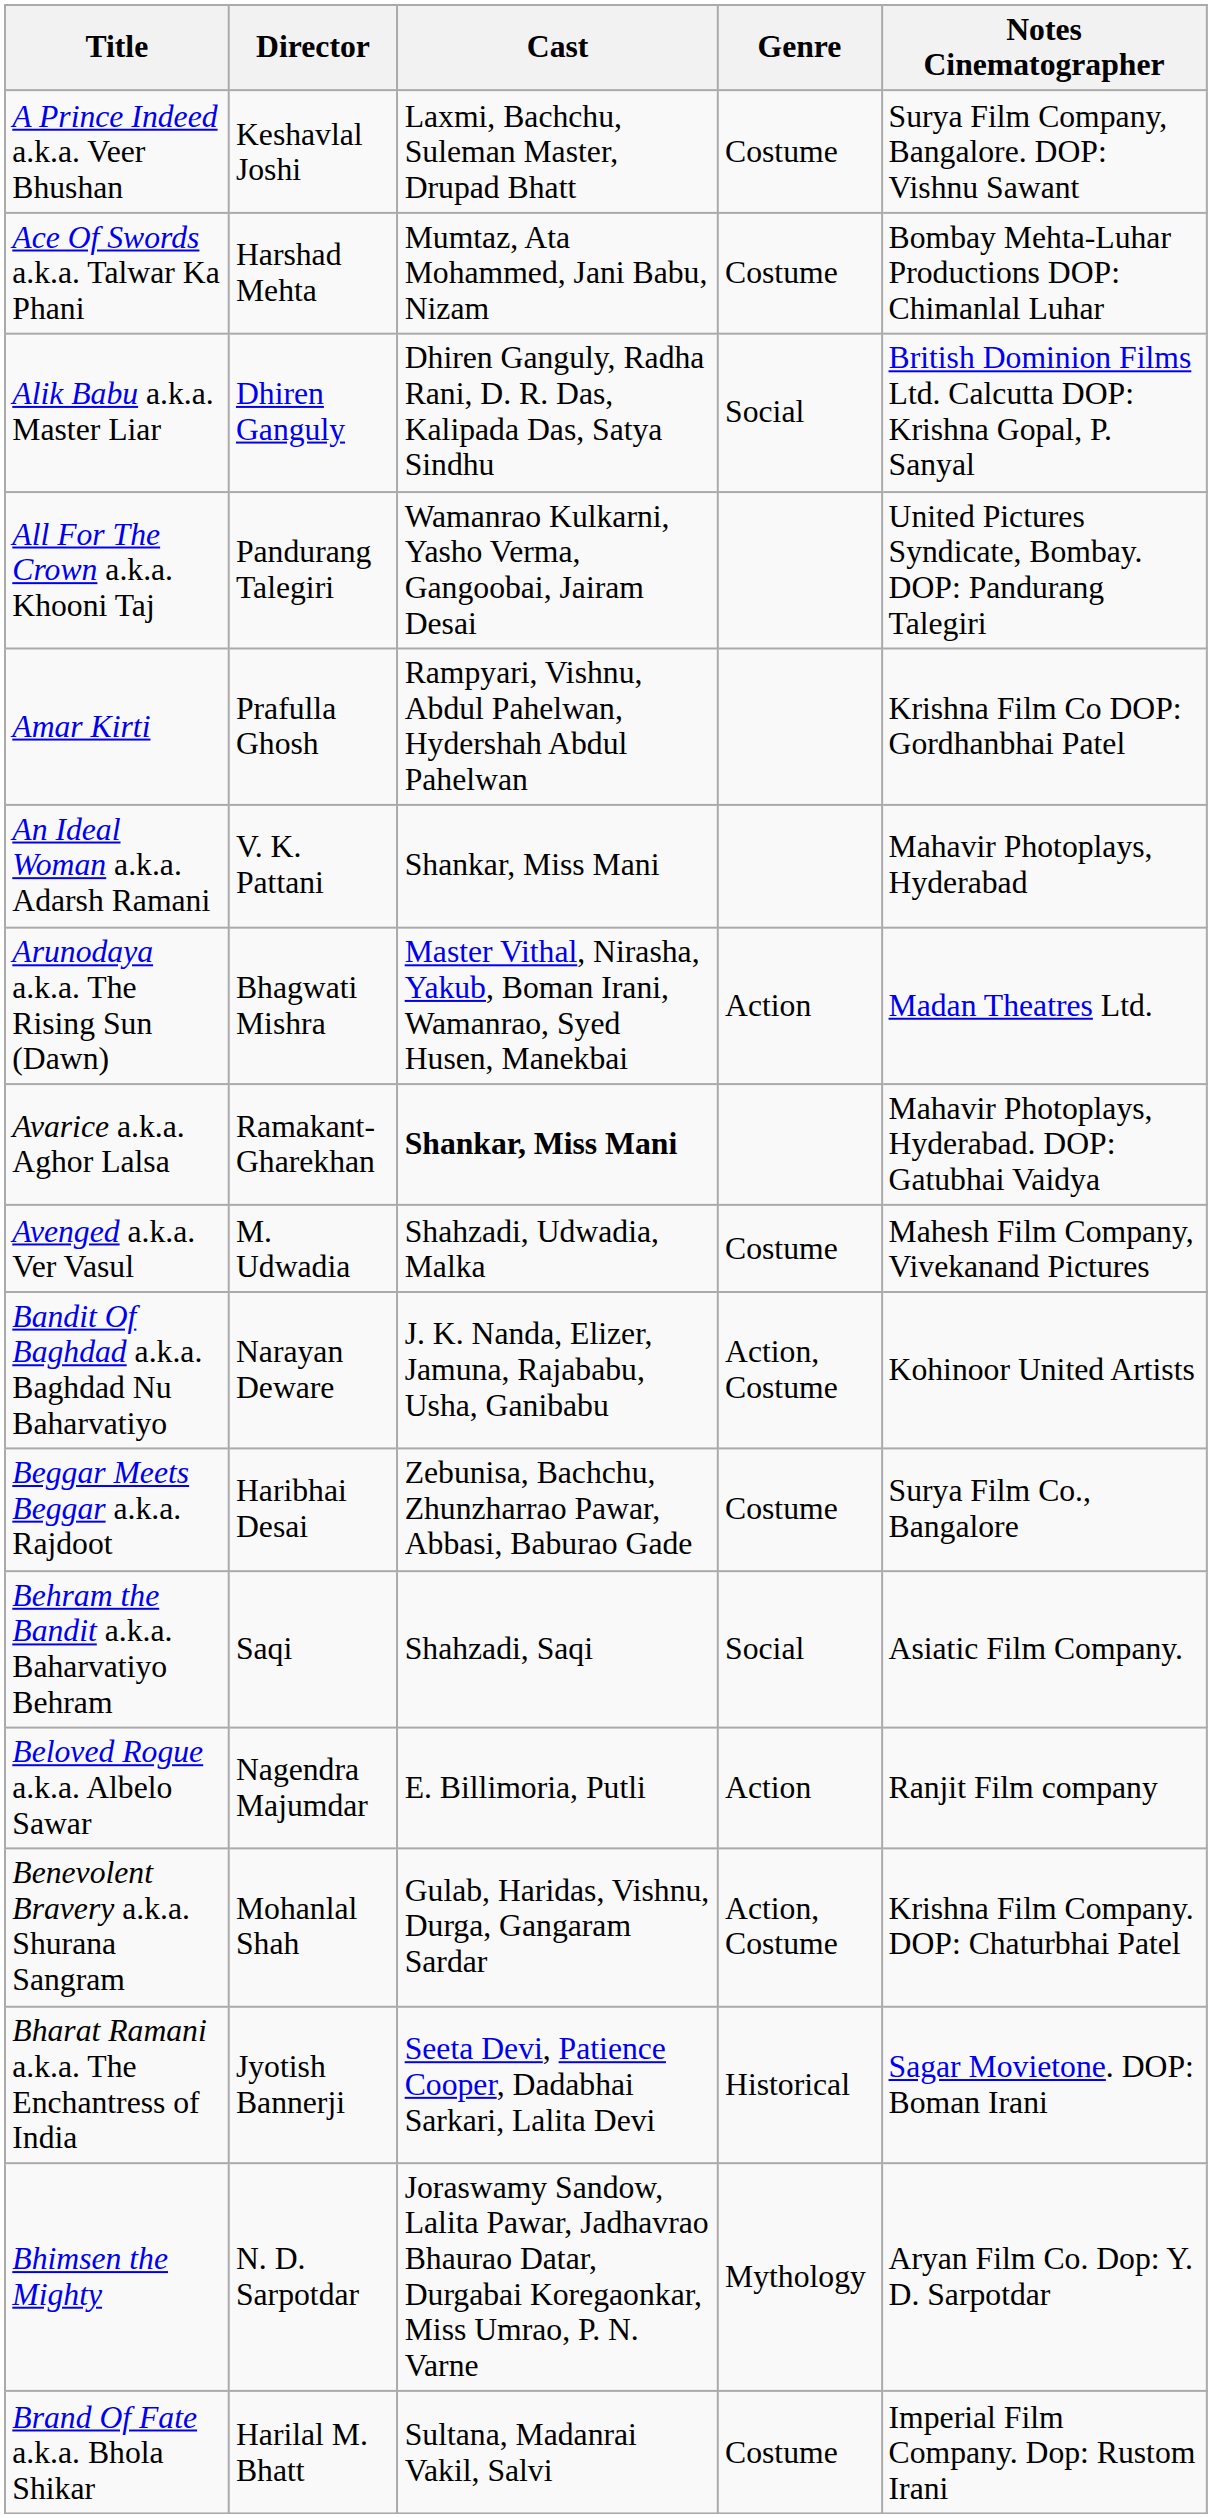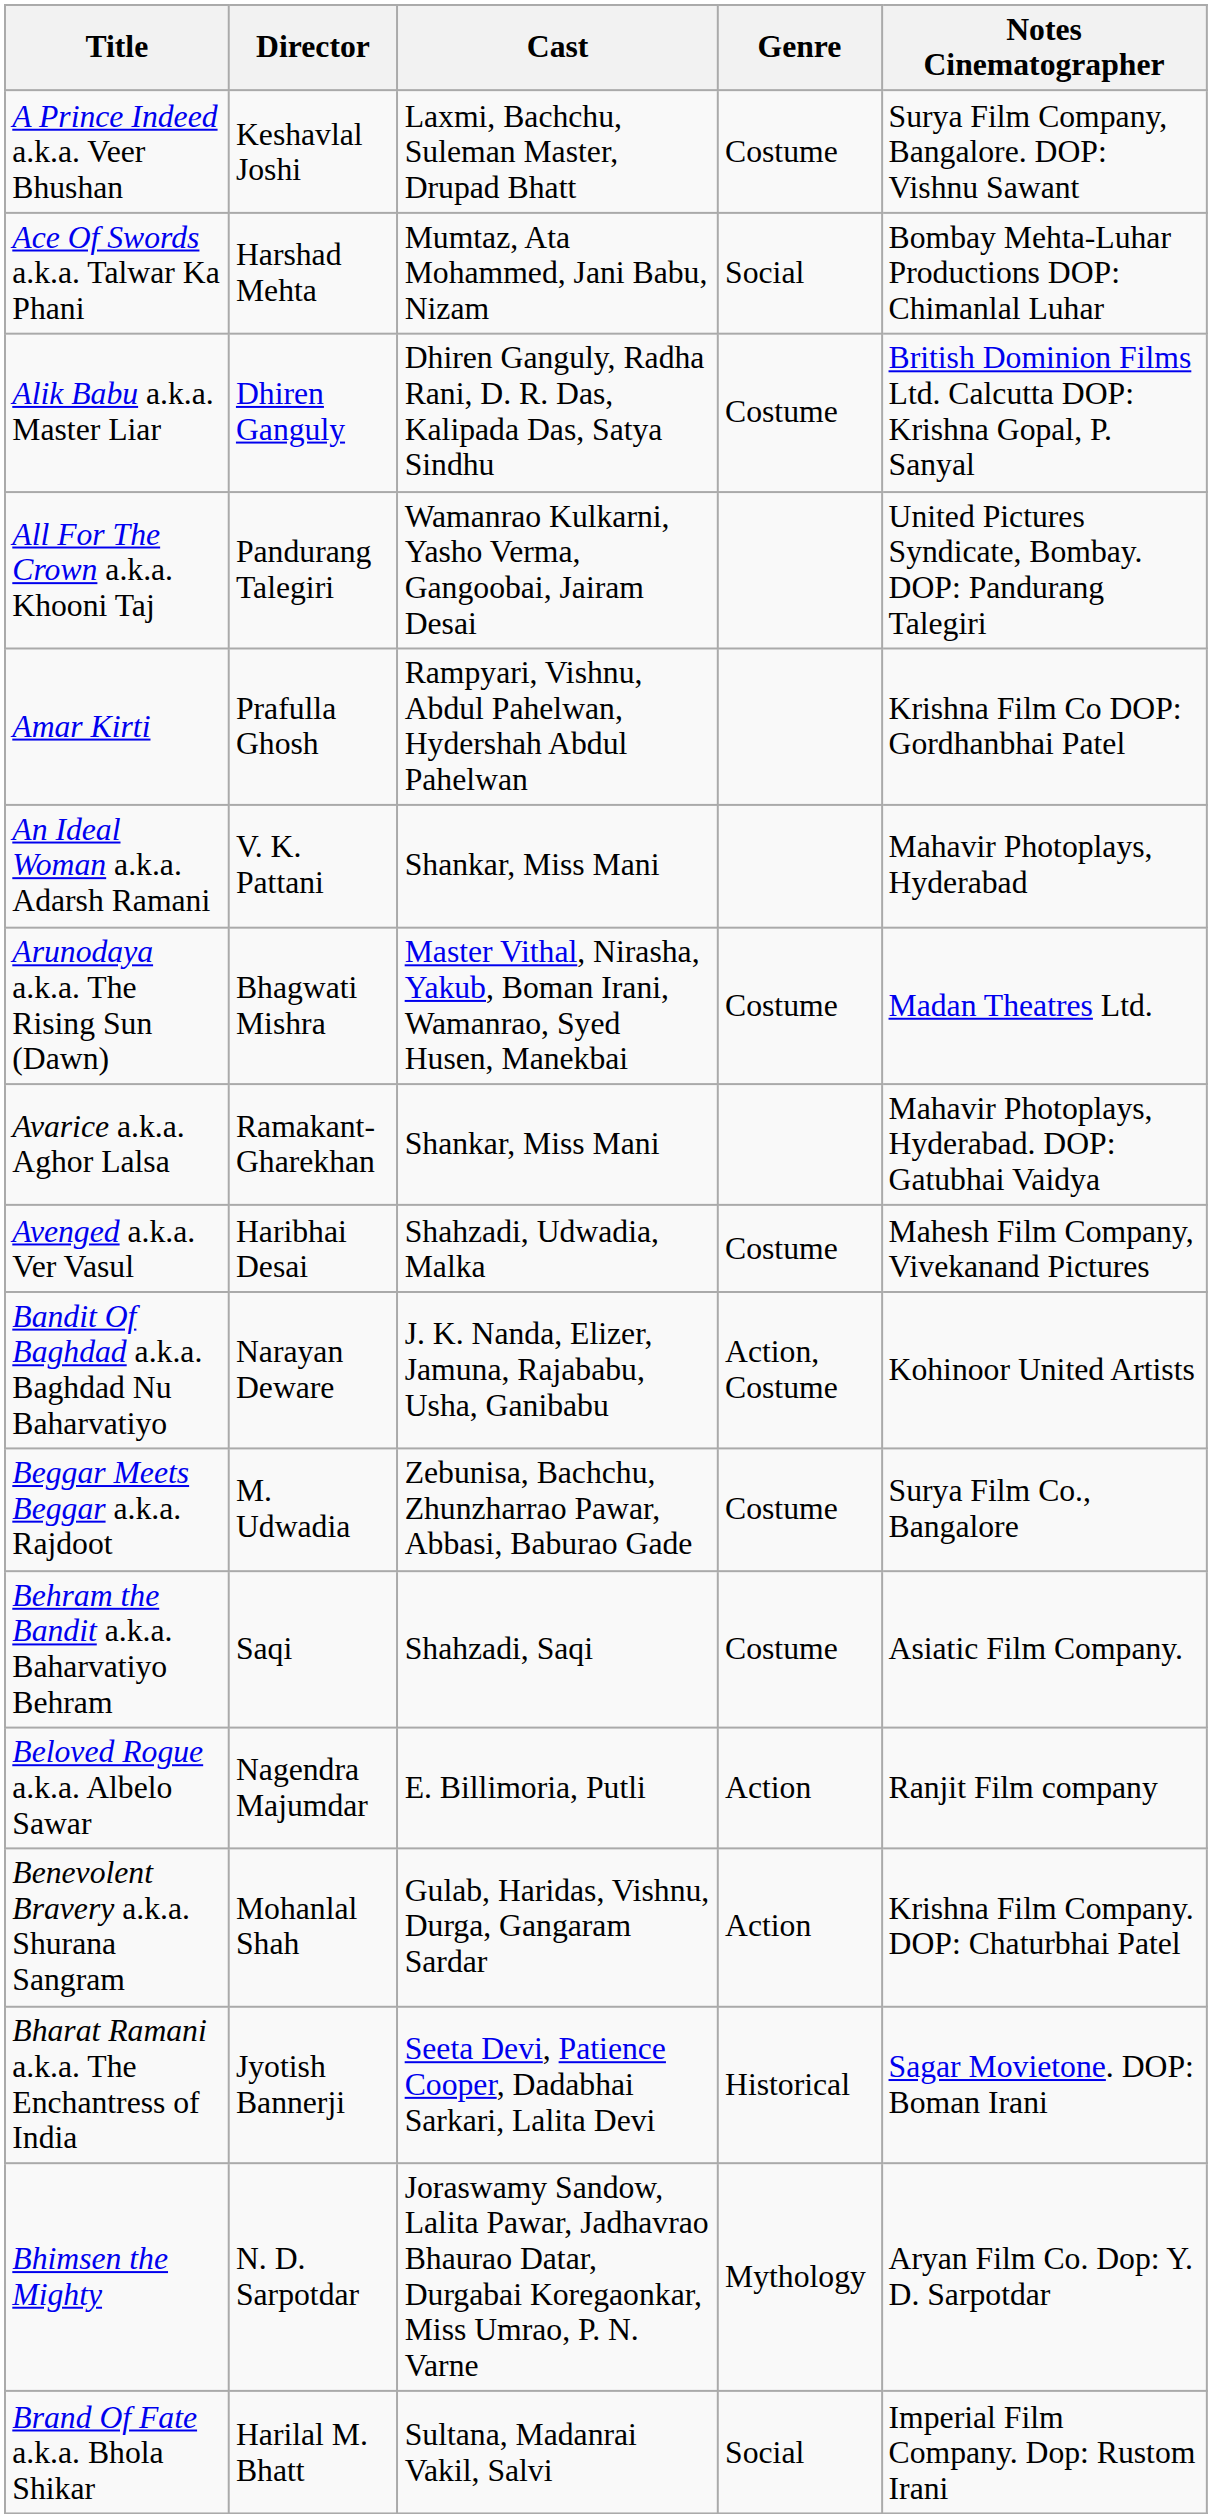(781, 272) Costume -> (765, 272) Social
(765, 412) Social -> (781, 412) Costume
(768, 1005) Action -> (781, 1005) Costume
(541, 1144) bold -> (532, 1144) normal
(293, 1248) M. Udwadia -> (291, 1248) Haribhai Desai
(291, 1508) Haribhai Desai -> (293, 1508) M. Udwadia
(765, 1648) Social -> (781, 1648) Costume
(781, 1926) Action, Costume -> (768, 1926) Action
(781, 2451) Costume -> (765, 2451) Social
